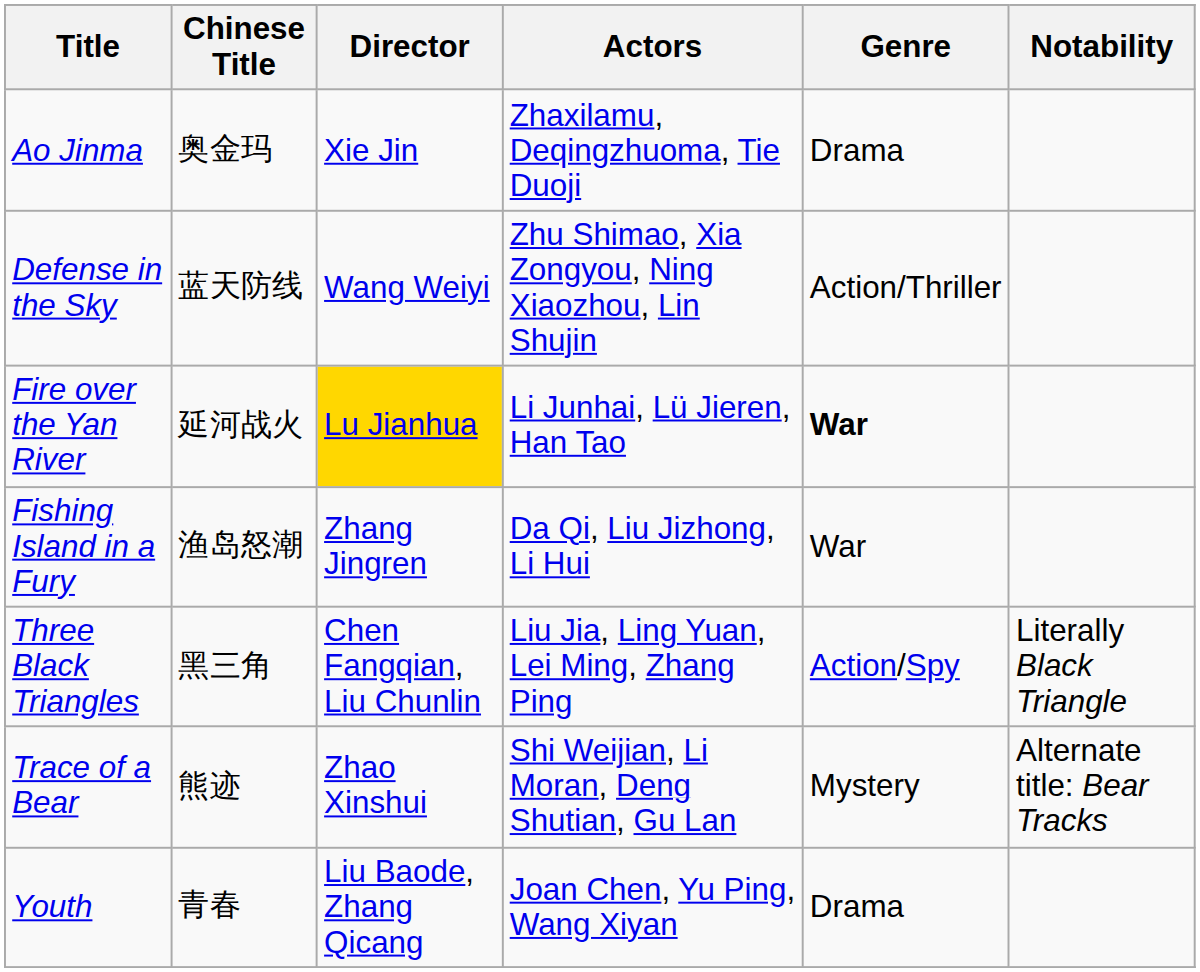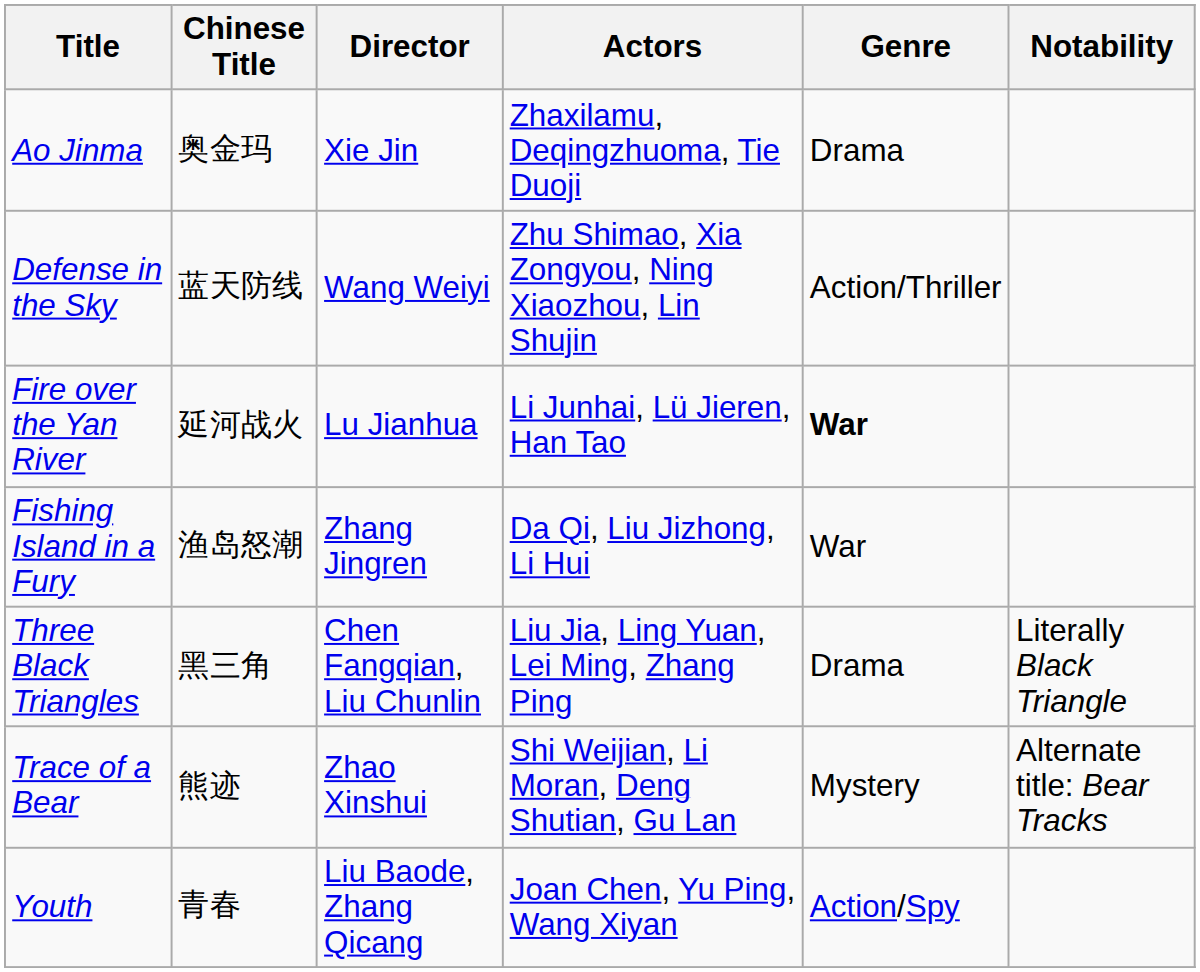(401, 425) gold background -> (401, 425) no background
(885, 666) Action/Spy -> (857, 666) Drama
(857, 906) Drama -> (885, 906) Action/Spy
